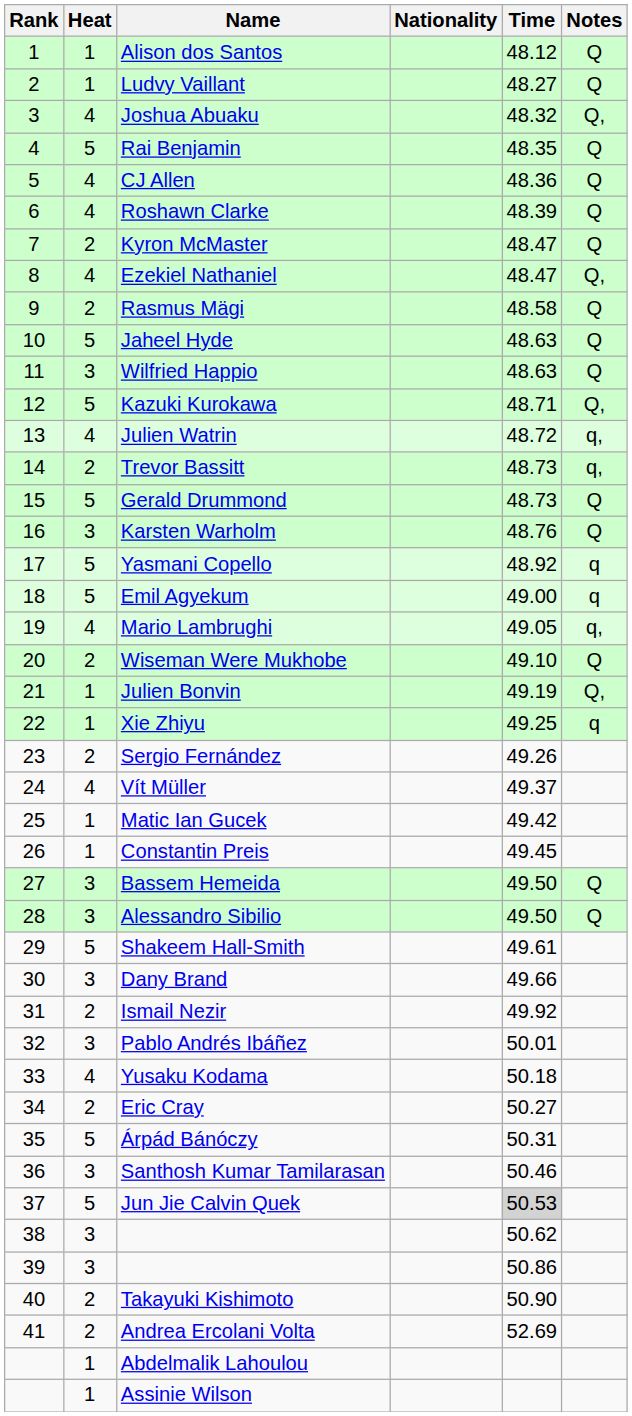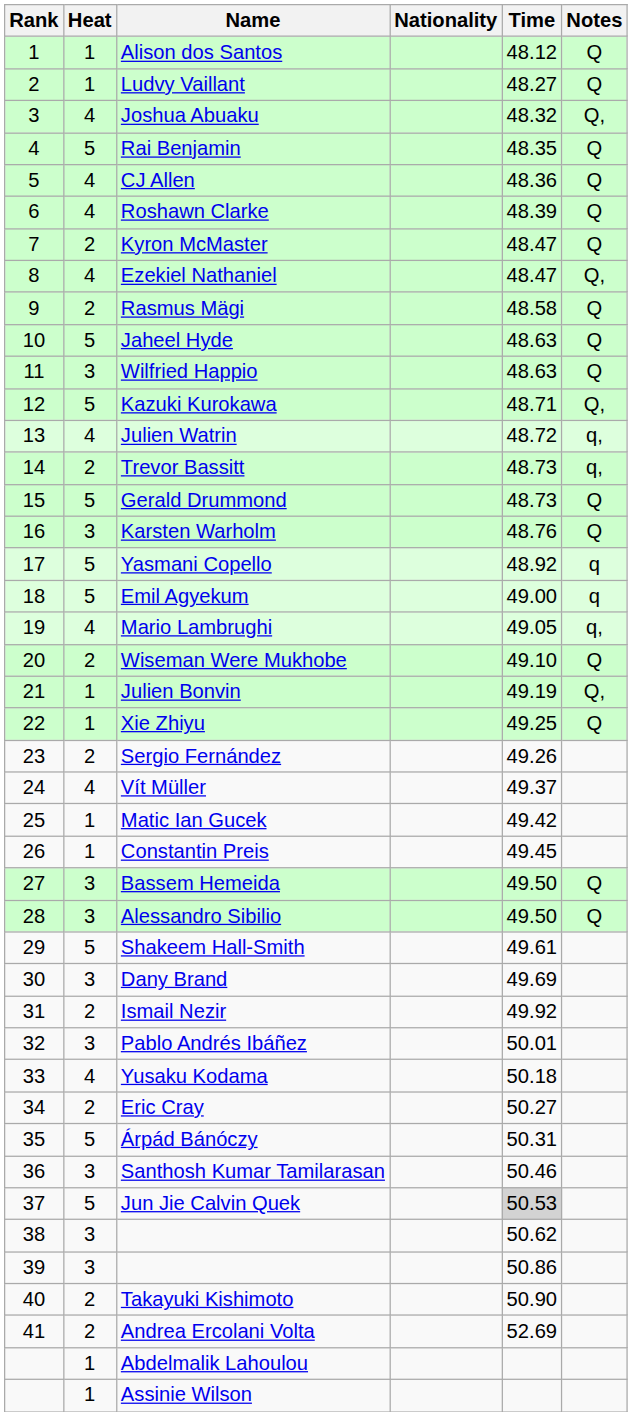(594, 723) q -> (594, 723) Q
(532, 979) 49.66 -> (532, 979) 49.69
